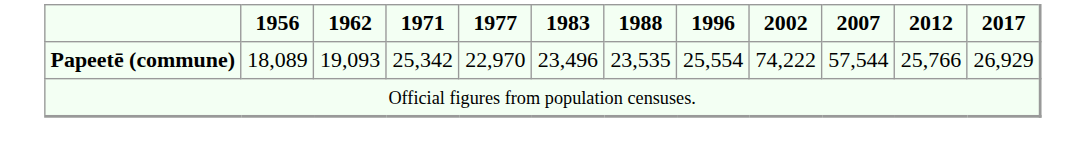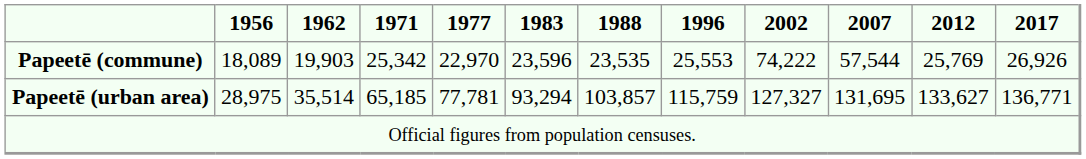(350, 59) 19,093 -> (324, 59) 19,903
(568, 59) 23,496 -> (542, 59) 23,596
(713, 59) 25,554 -> (703, 59) 25,553
(931, 59) 25,766 -> (953, 59) 25,769
(1004, 59) 26,929 -> (1037, 59) 26,926
+ row: (110, 96)
